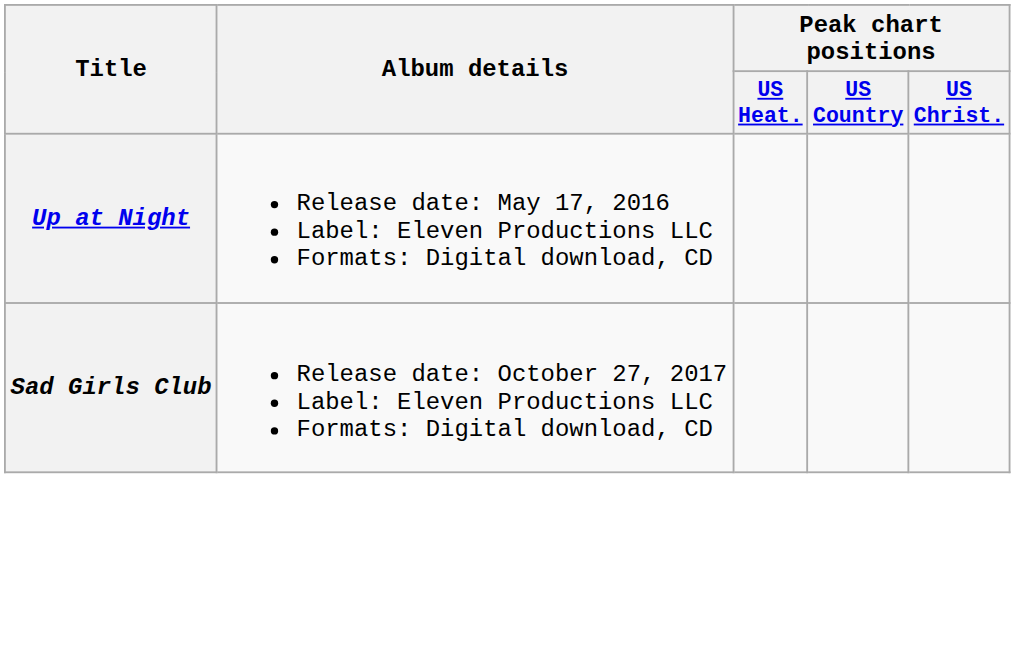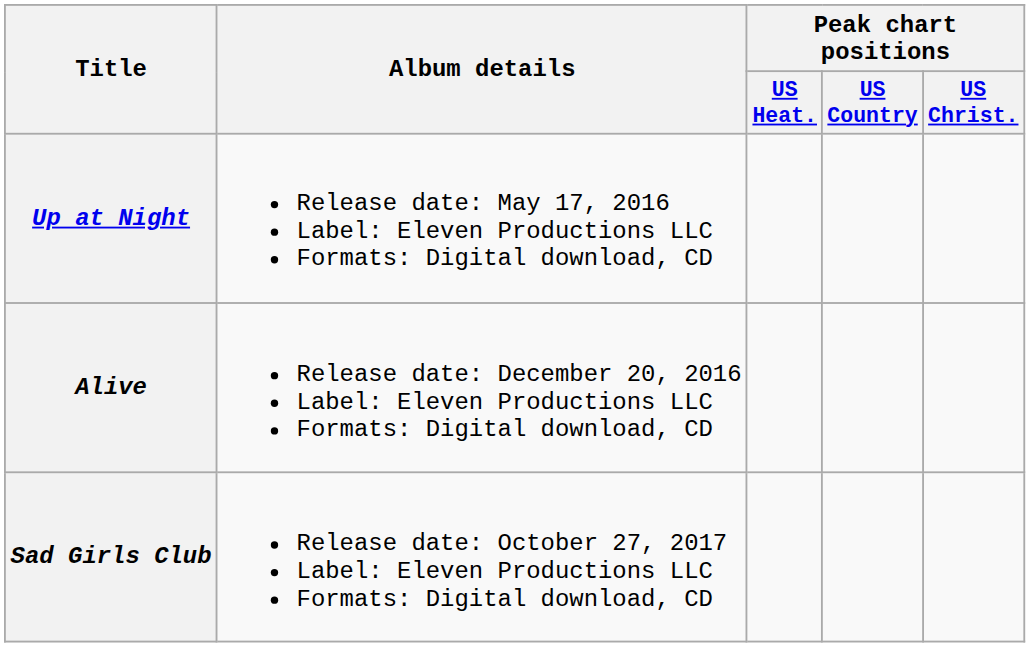+ row: (111, 388)
